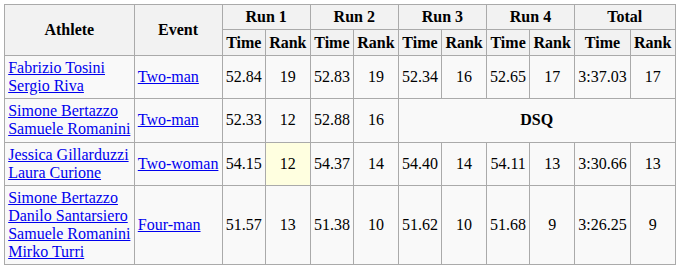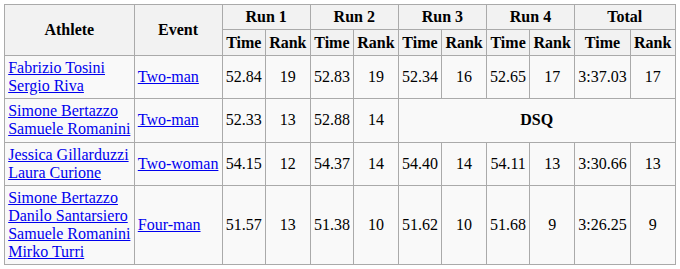(288, 120) 12 -> (288, 120) 13
(376, 120) 16 -> (376, 120) 14
(288, 163) lightyellow background -> (288, 163) no background
